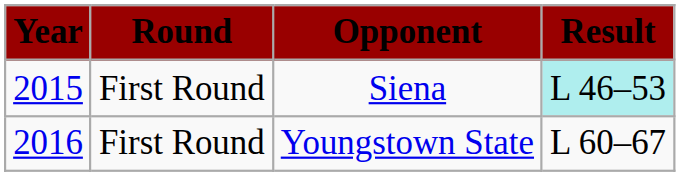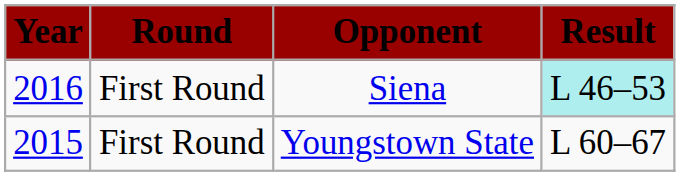(48, 87) 2015 -> (48, 87) 2016
(48, 142) 2016 -> (48, 142) 2015
